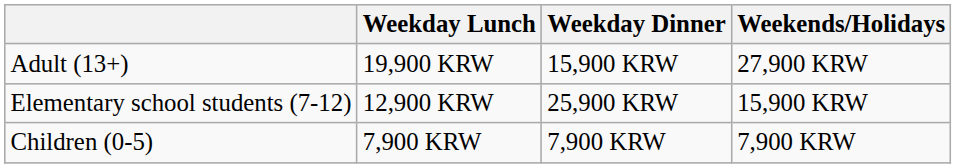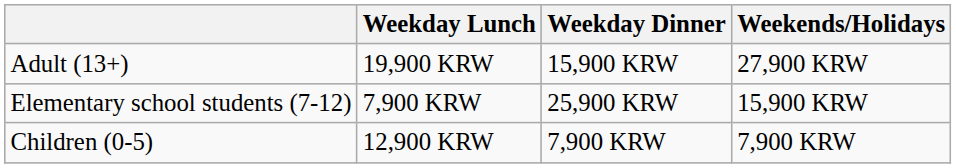(428, 102) 12,900 KRW -> (422, 102) 7,900 KRW
(422, 142) 7,900 KRW -> (428, 142) 12,900 KRW
